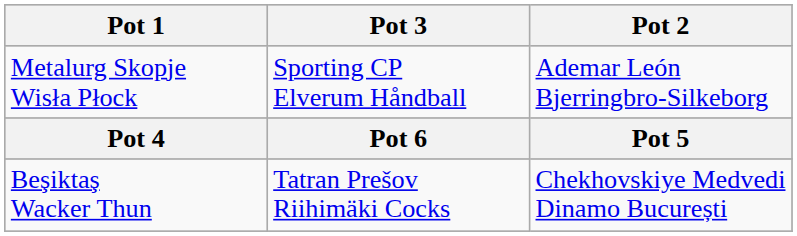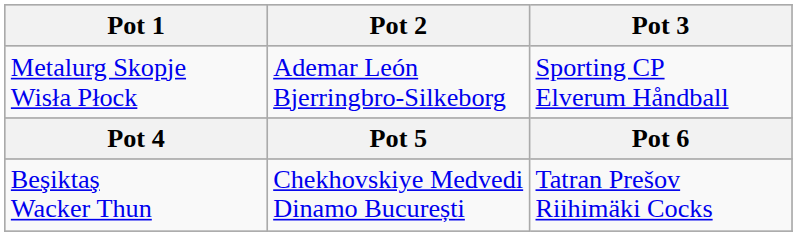columns swapped: (661, 25) <-> (398, 25)
